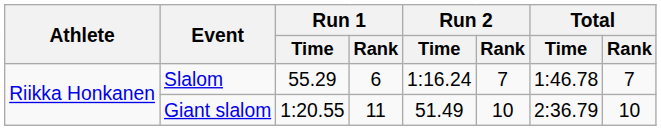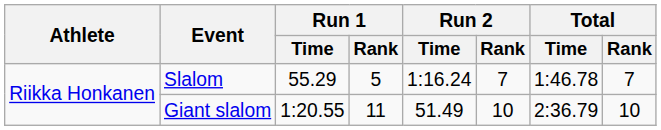(376, 80) 6 -> (376, 80) 5
